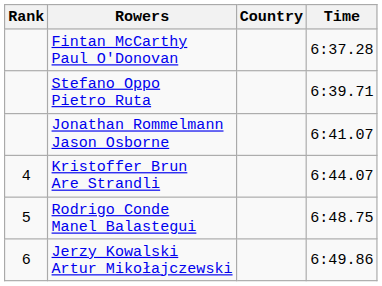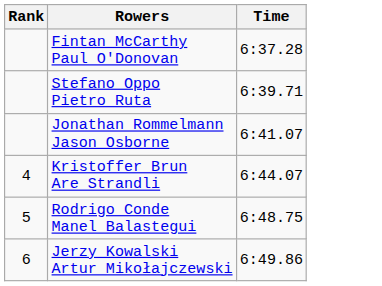- column: (271, 17)
